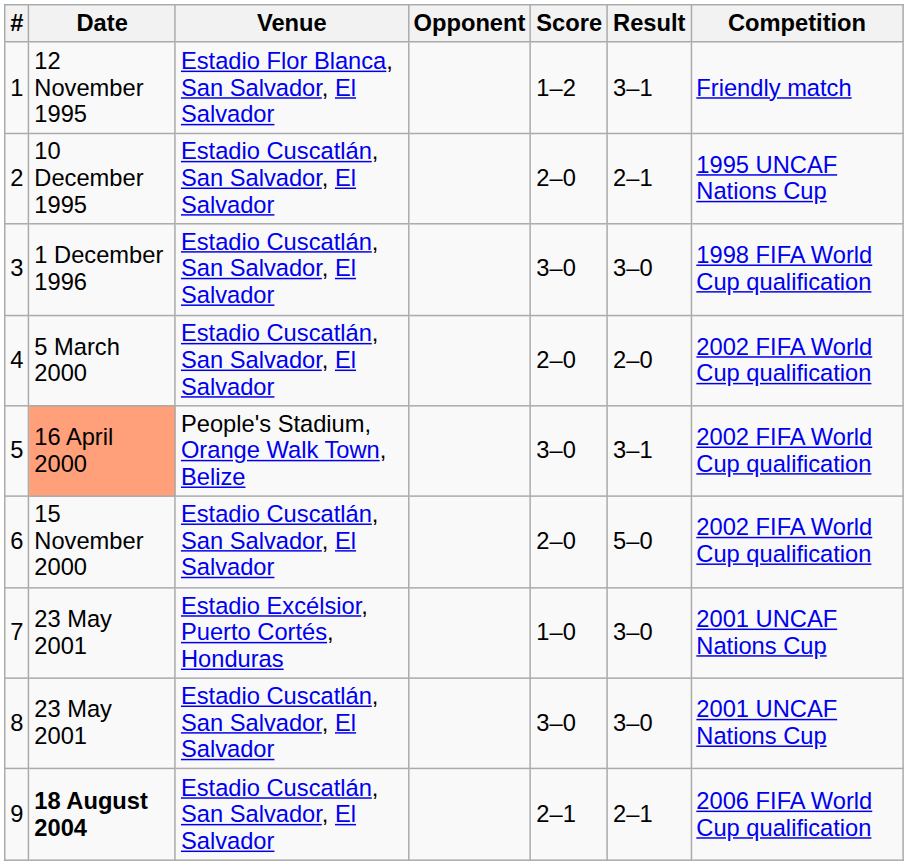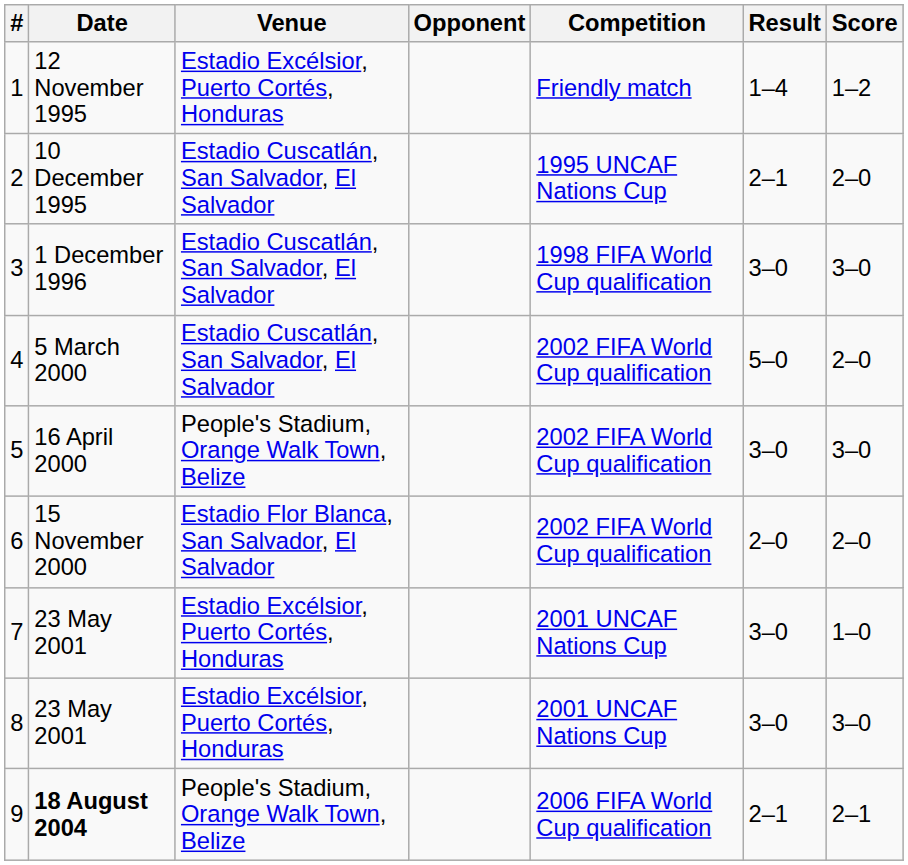columns swapped: (569, 23) <-> (797, 23)
(287, 87) Estadio Flor Blanca, San Salvador, El Salvador -> (274, 87) Estadio Excélsior, Puerto Cortés, Honduras
(633, 87) 3–1 -> (768, 87) 1–4
(633, 359) 2–0 -> (768, 359) 5–0
(74, 450) lightsalmon background -> (74, 450) no background
(633, 450) 3–1 -> (768, 450) 3–0
(280, 541) Estadio Cuscatlán, San Salvador, El Salvador -> (287, 541) Estadio Flor Blanca, San Salvador, El Salvador
(633, 541) 5–0 -> (768, 541) 2–0
(280, 723) Estadio Cuscatlán, San Salvador, El Salvador -> (274, 723) Estadio Excélsior, Puerto Cortés, Honduras
(280, 814) Estadio Cuscatlán, San Salvador, El Salvador -> (284, 814) People's Stadium, Orange Walk Town, Belize
